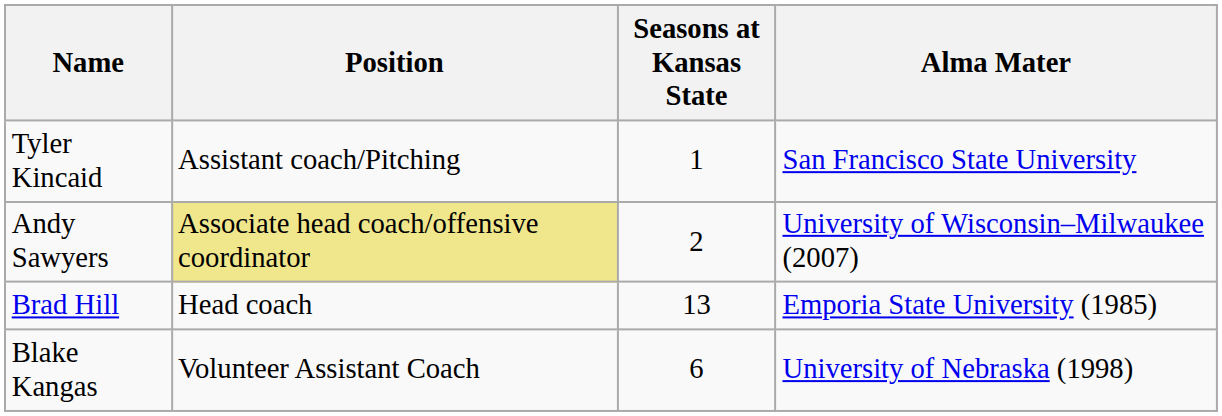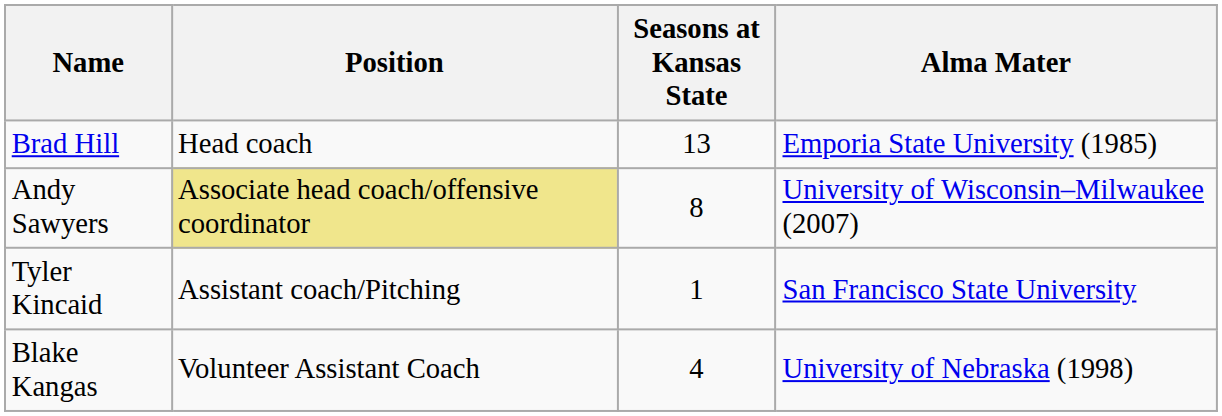rows swapped: (65, 305) <-> (57, 160)
(697, 241) 2 -> (697, 207) 8
(697, 369) 6 -> (697, 369) 4
